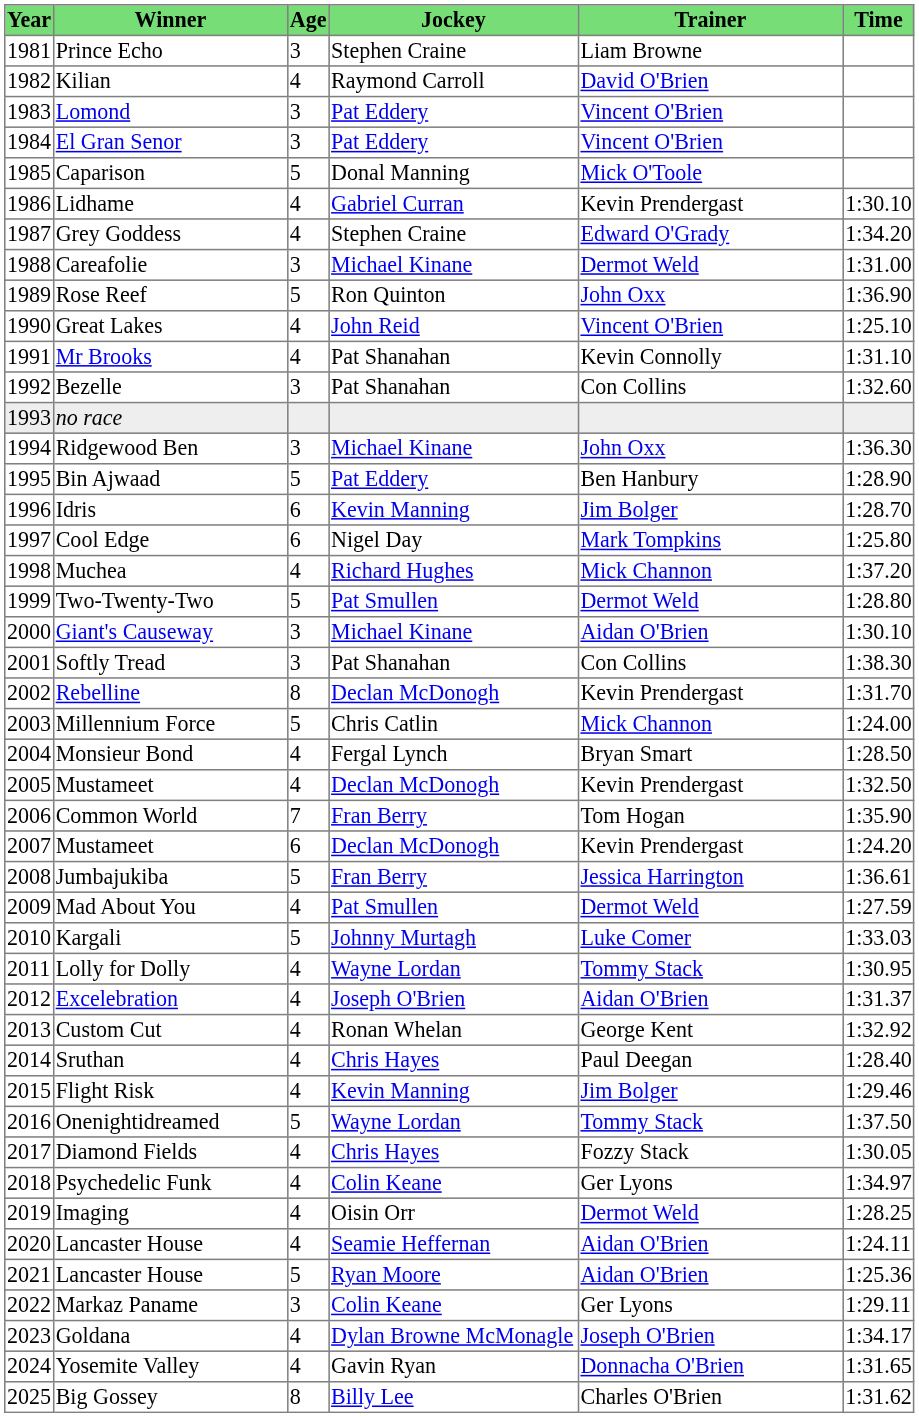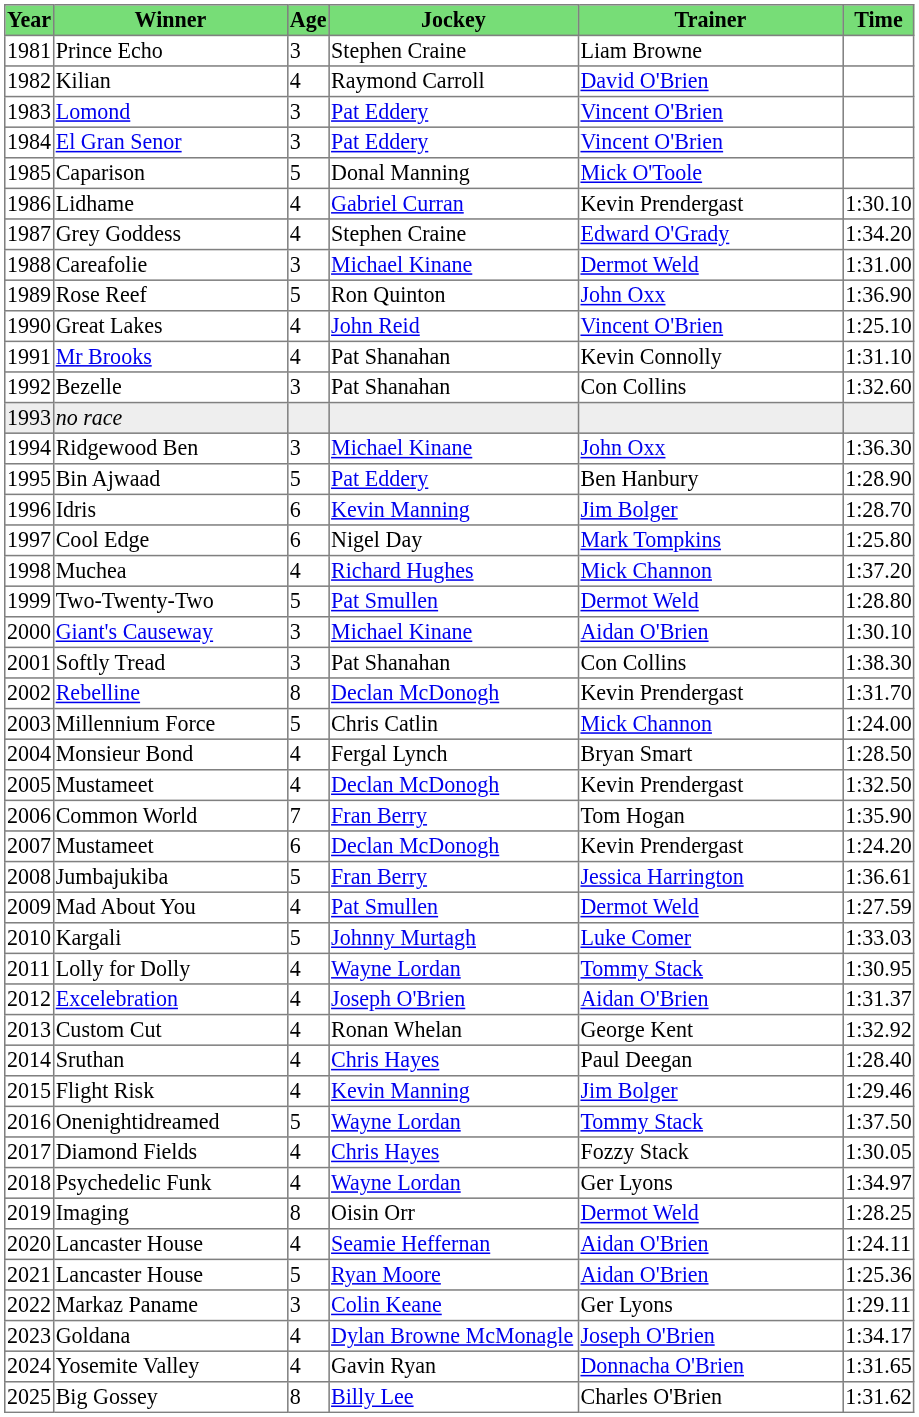(386, 1182) Colin Keane -> (396, 1182) Wayne Lordan
(295, 1213) 4 -> (295, 1213) 8
